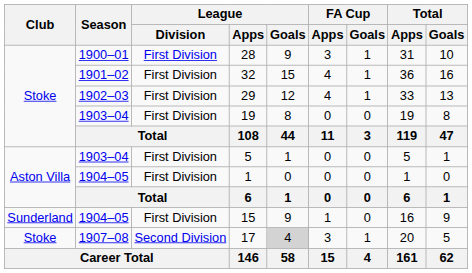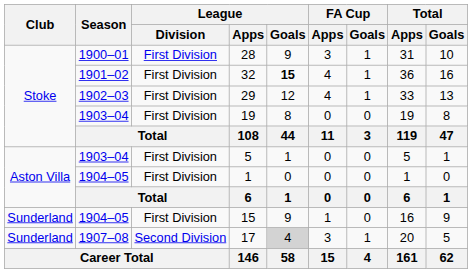(288, 75) normal -> (288, 75) bold
(40, 237) Stoke -> (40, 237) Sunderland
